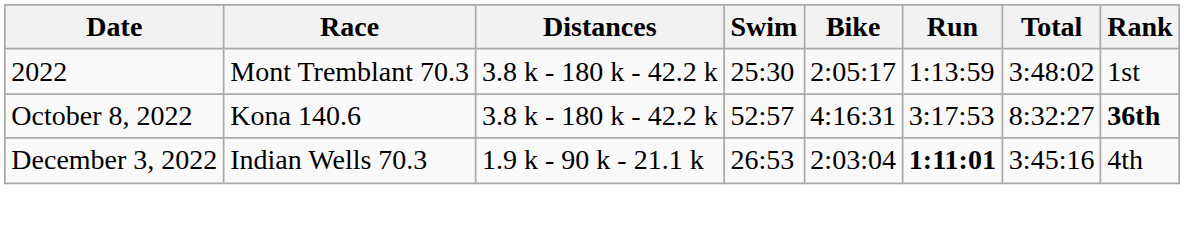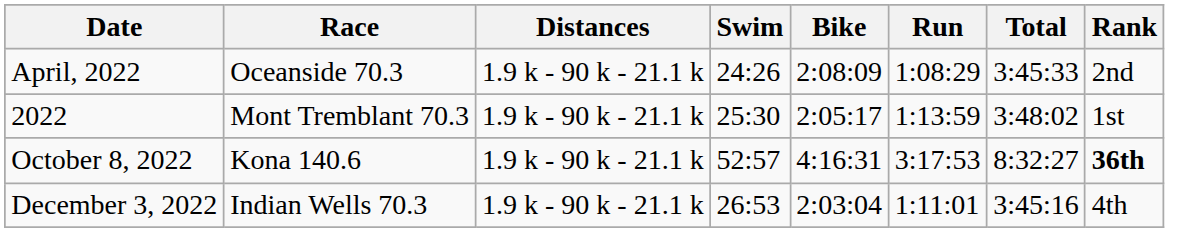+ row: (76, 71)
(600, 71) 3.8 k - 180 k - 42.2 k -> (593, 115) 1.9 k - 90 k - 21.1 k
(600, 115) 3.8 k - 180 k - 42.2 k -> (593, 159) 1.9 k - 90 k - 21.1 k
(952, 159) bold -> (937, 204) normal
